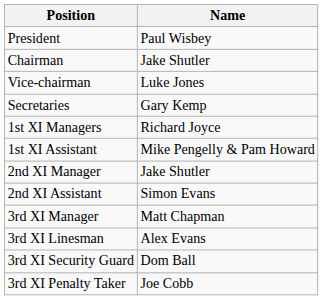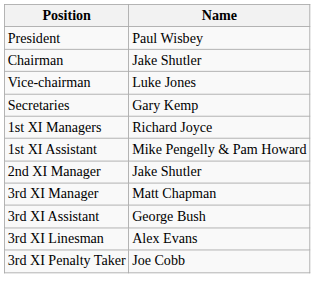- row: (55, 194)
+ row: (53, 216)
- row: (71, 261)
